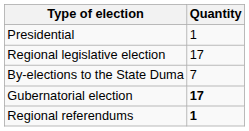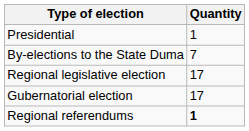rows swapped: (96, 75) <-> (86, 55)
(197, 95) bold -> (197, 95) normal
